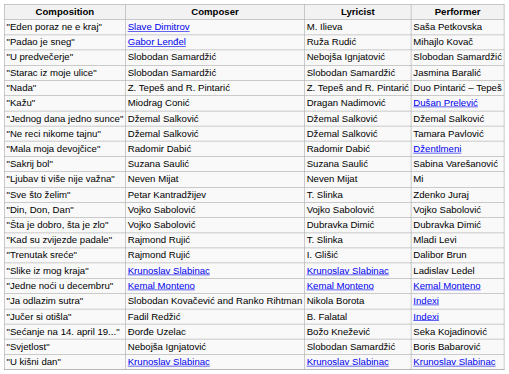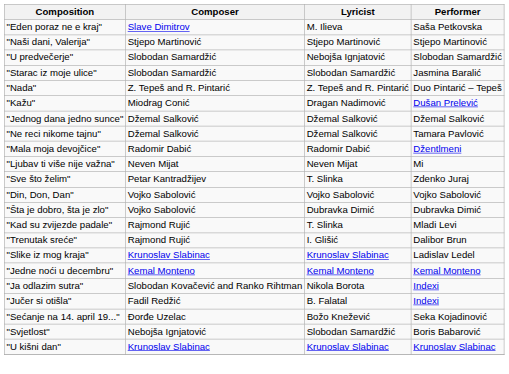- row: (41, 42)
+ row: (48, 42)
- row: (30, 164)
